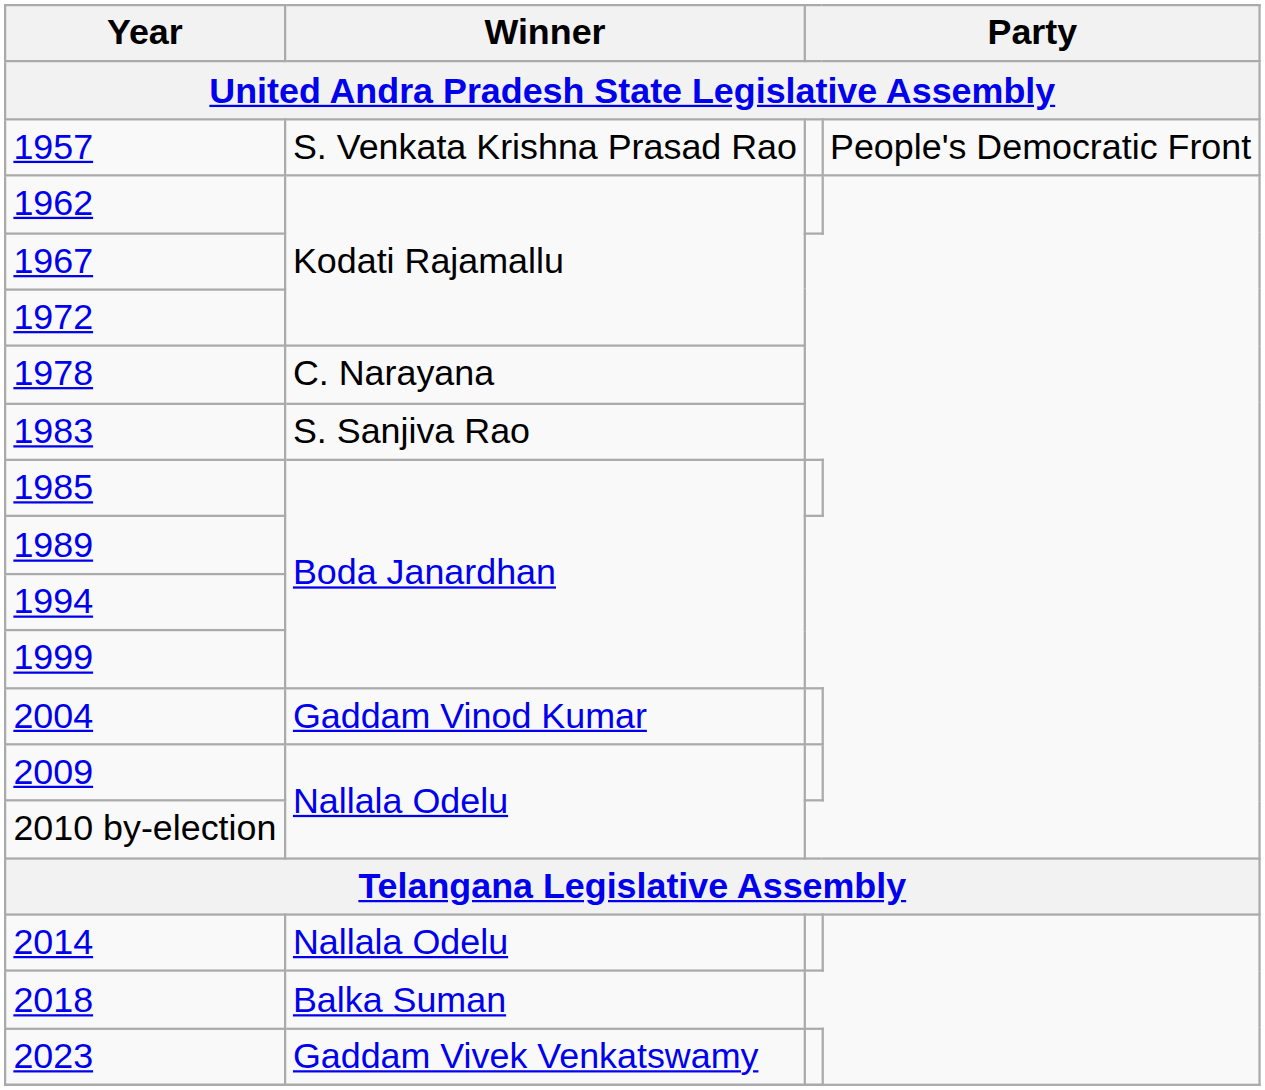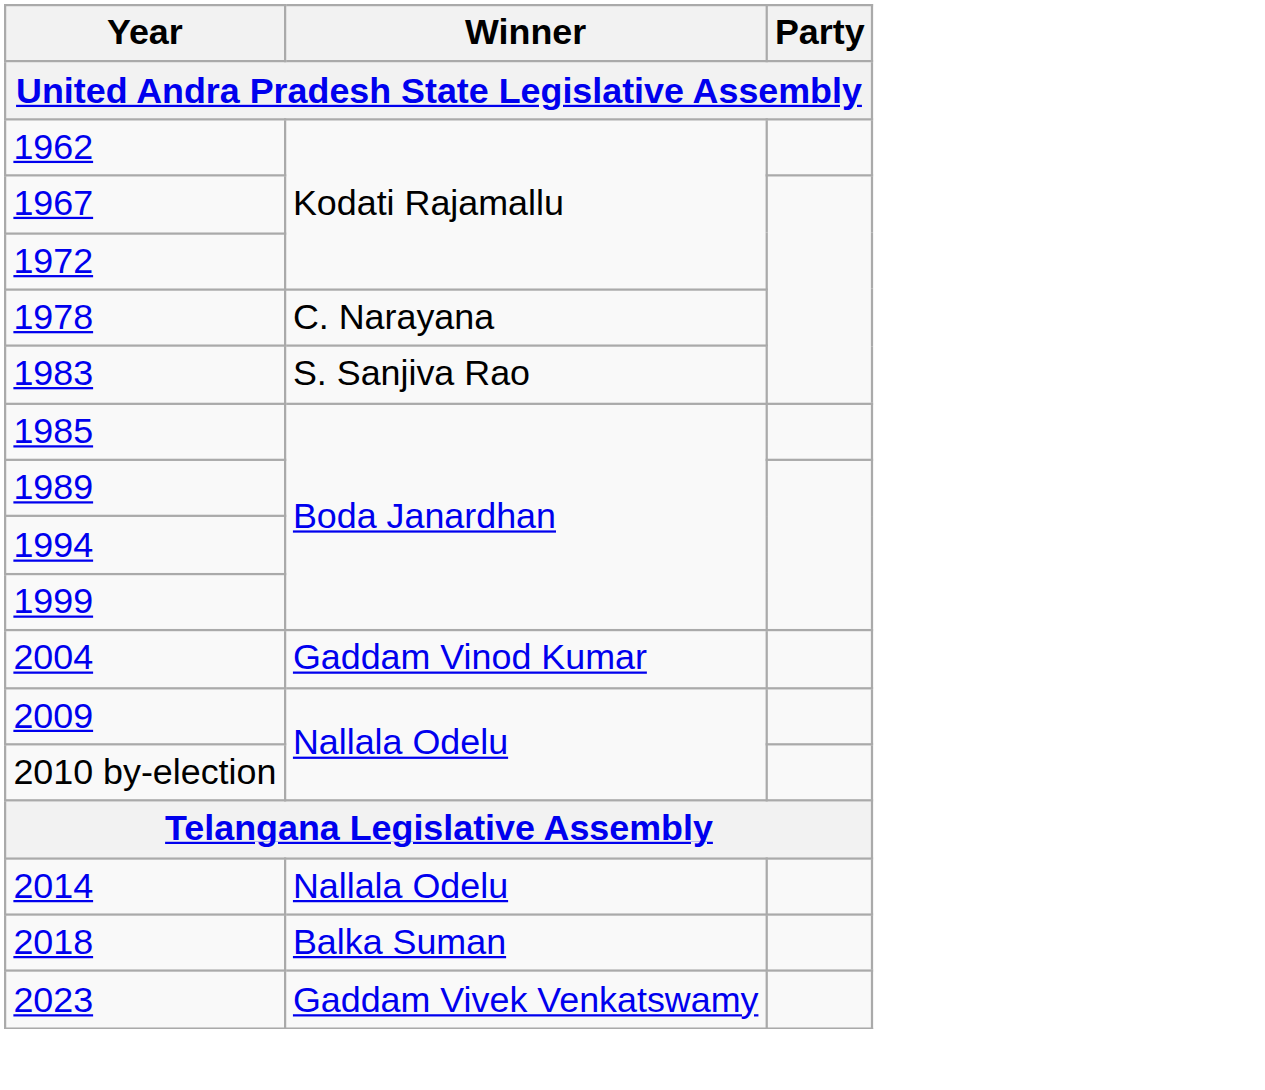- row: (53, 146)
